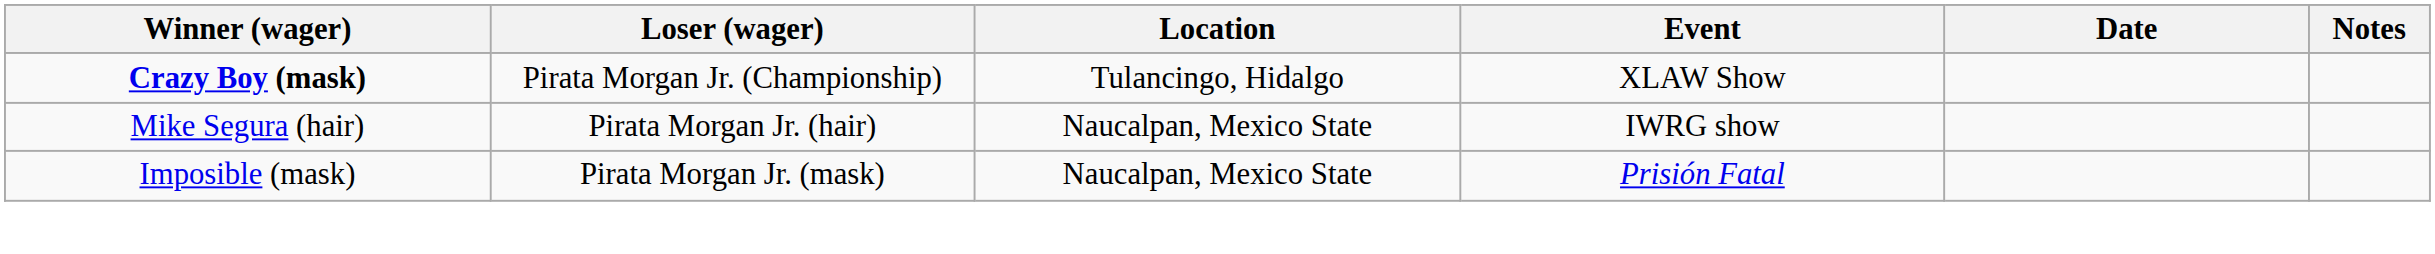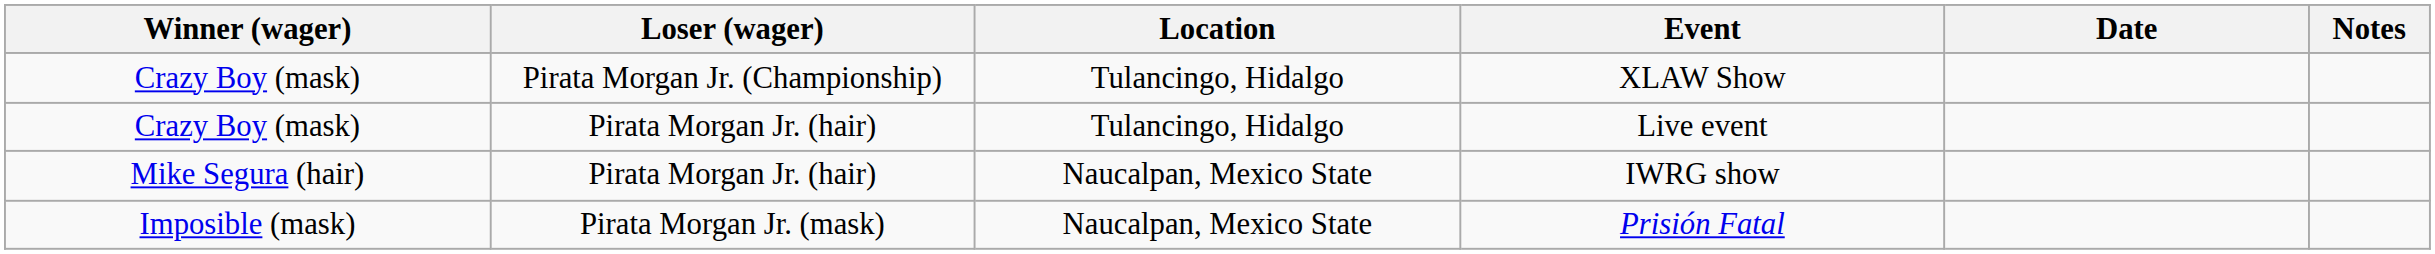(247, 77) bold -> (247, 77) normal
+ row: (1702, 126)
